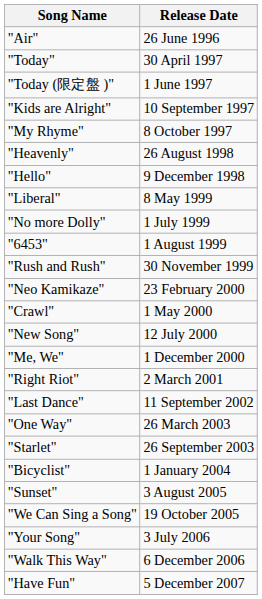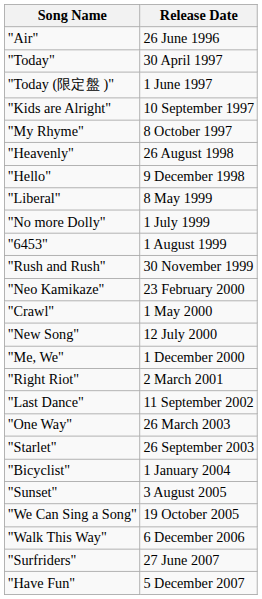- row: (44, 537)
+ row: (42, 560)
